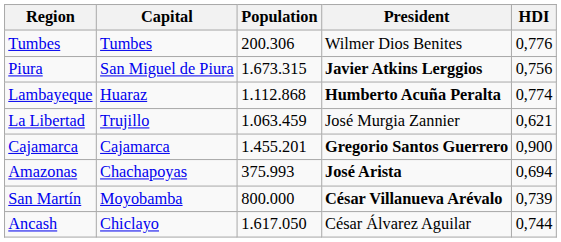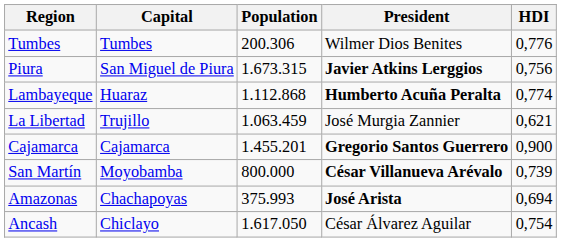rows swapped: (45, 198) <-> (43, 172)
(534, 224) 0,744 -> (534, 224) 0,754
